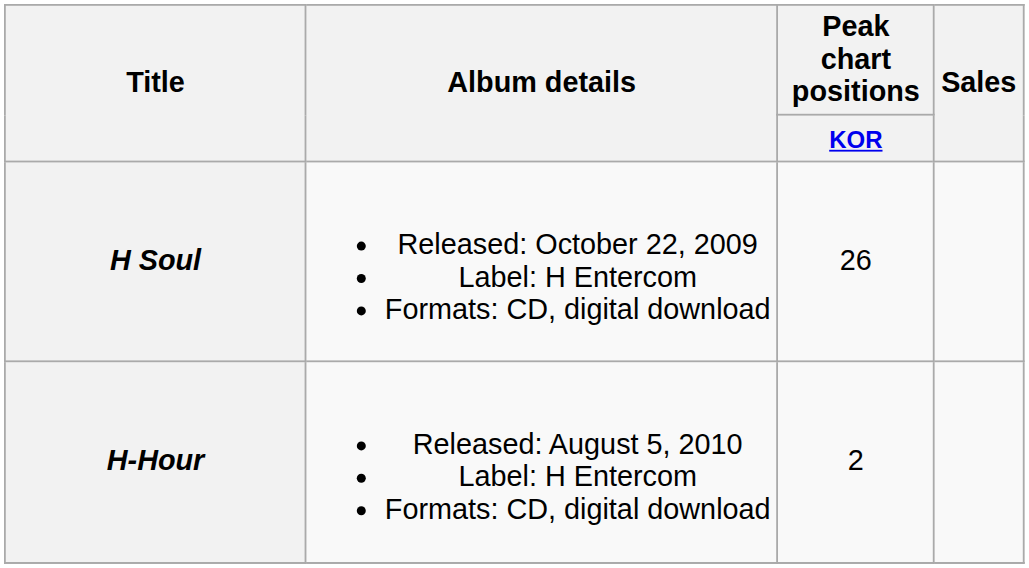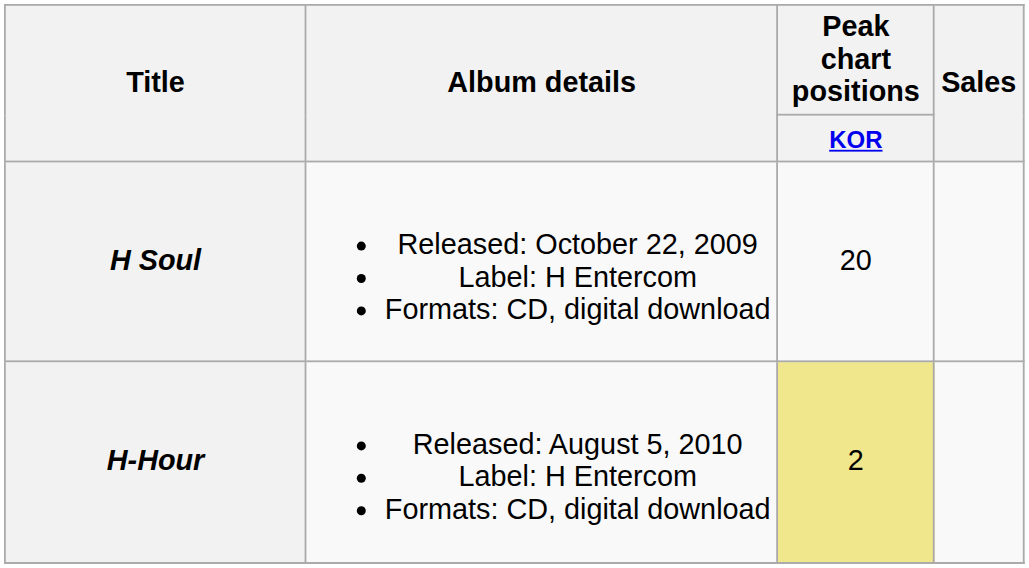(856, 260) 26 -> (856, 260) 20
(856, 461) no background -> (856, 461) khaki background
